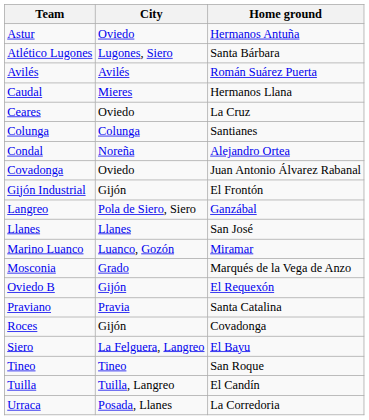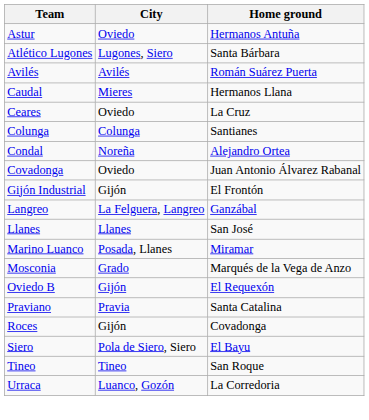(147, 209) Pola de Siero, Siero -> (151, 209) La Felguera, Langreo
(136, 248) Luanco, Gozón -> (135, 248) Posada, Llanes
(151, 346) La Felguera, Langreo -> (147, 346) Pola de Siero, Siero
- row: (22, 385)
(135, 405) Posada, Llanes -> (136, 385) Luanco, Gozón
